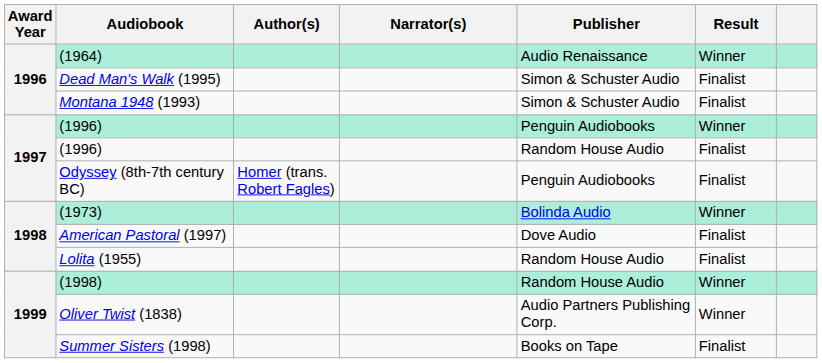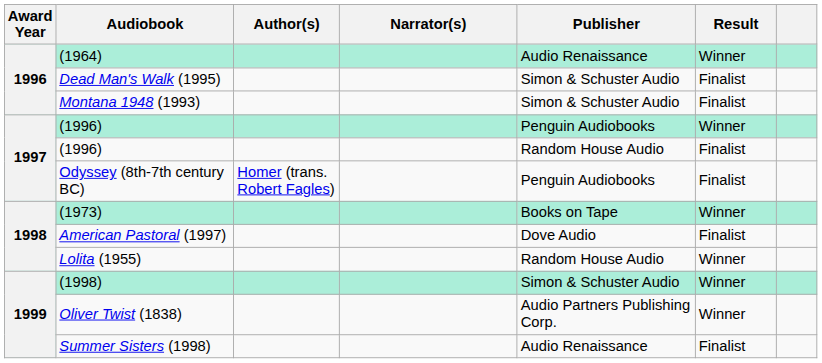(566, 212) Bolinda Audio -> (569, 212) Books on Tape
(722, 259) Finalist -> (722, 259) Winner
(592, 282) Random House Audio -> (600, 282) Simon & Schuster Audio
(569, 345) Books on Tape -> (584, 345) Audio Renaissance
